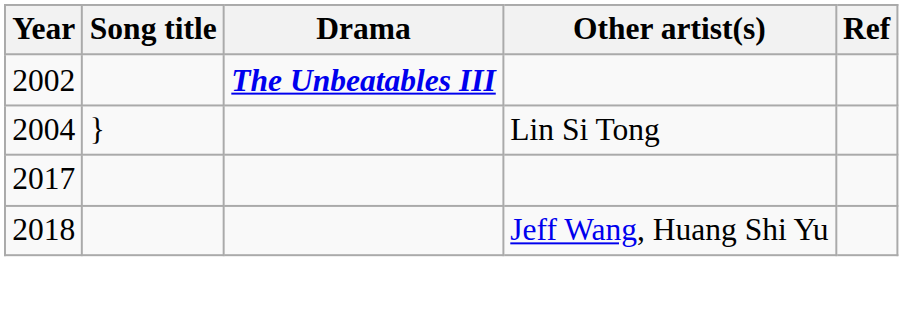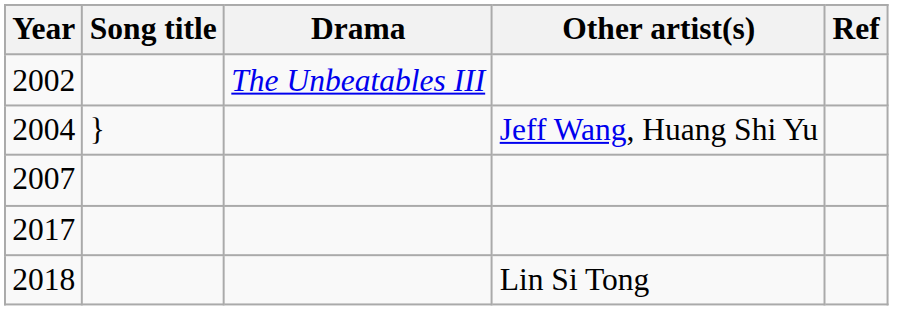(364, 79) bold -> (358, 79) normal
(585, 129) Lin Si Tong -> (659, 129) Jeff Wang, Huang Shi Yu
+ row: (44, 179)
(669, 229) Jeff Wang, Huang Shi Yu -> (574, 279) Lin Si Tong
